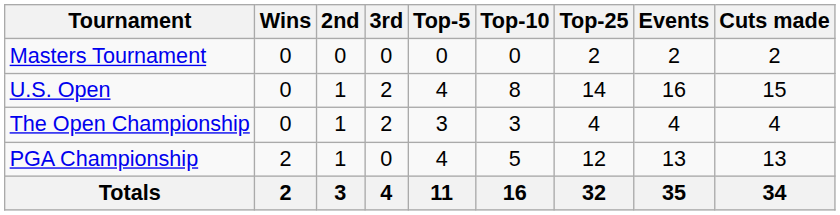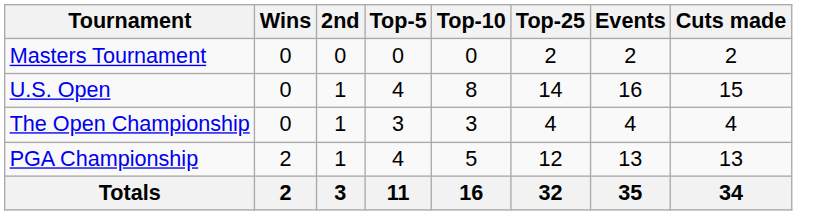- column: (386, 21)
